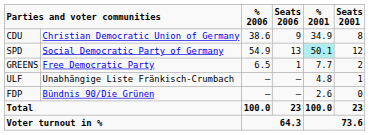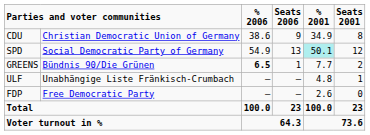(98, 65) Free Democratic Party -> (98, 65) Bündnis 90/Die Grünen
(262, 65) normal -> (262, 65) bold
(98, 94) Bündnis 90/Die Grünen -> (98, 94) Free Democratic Party
